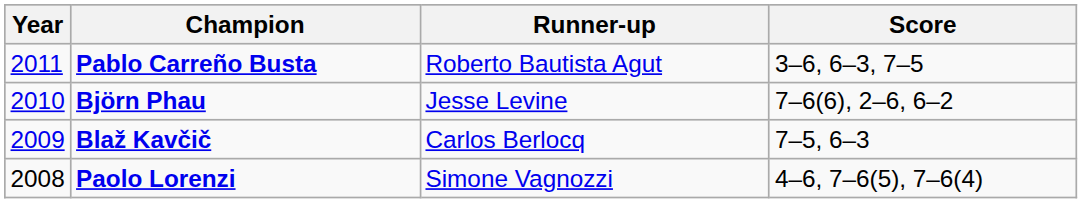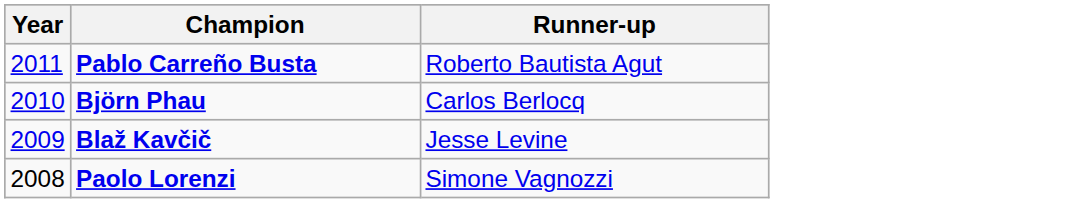- column: (923, 24)
(496, 101) Jesse Levine -> (505, 101) Carlos Berlocq
(505, 140) Carlos Berlocq -> (496, 140) Jesse Levine
